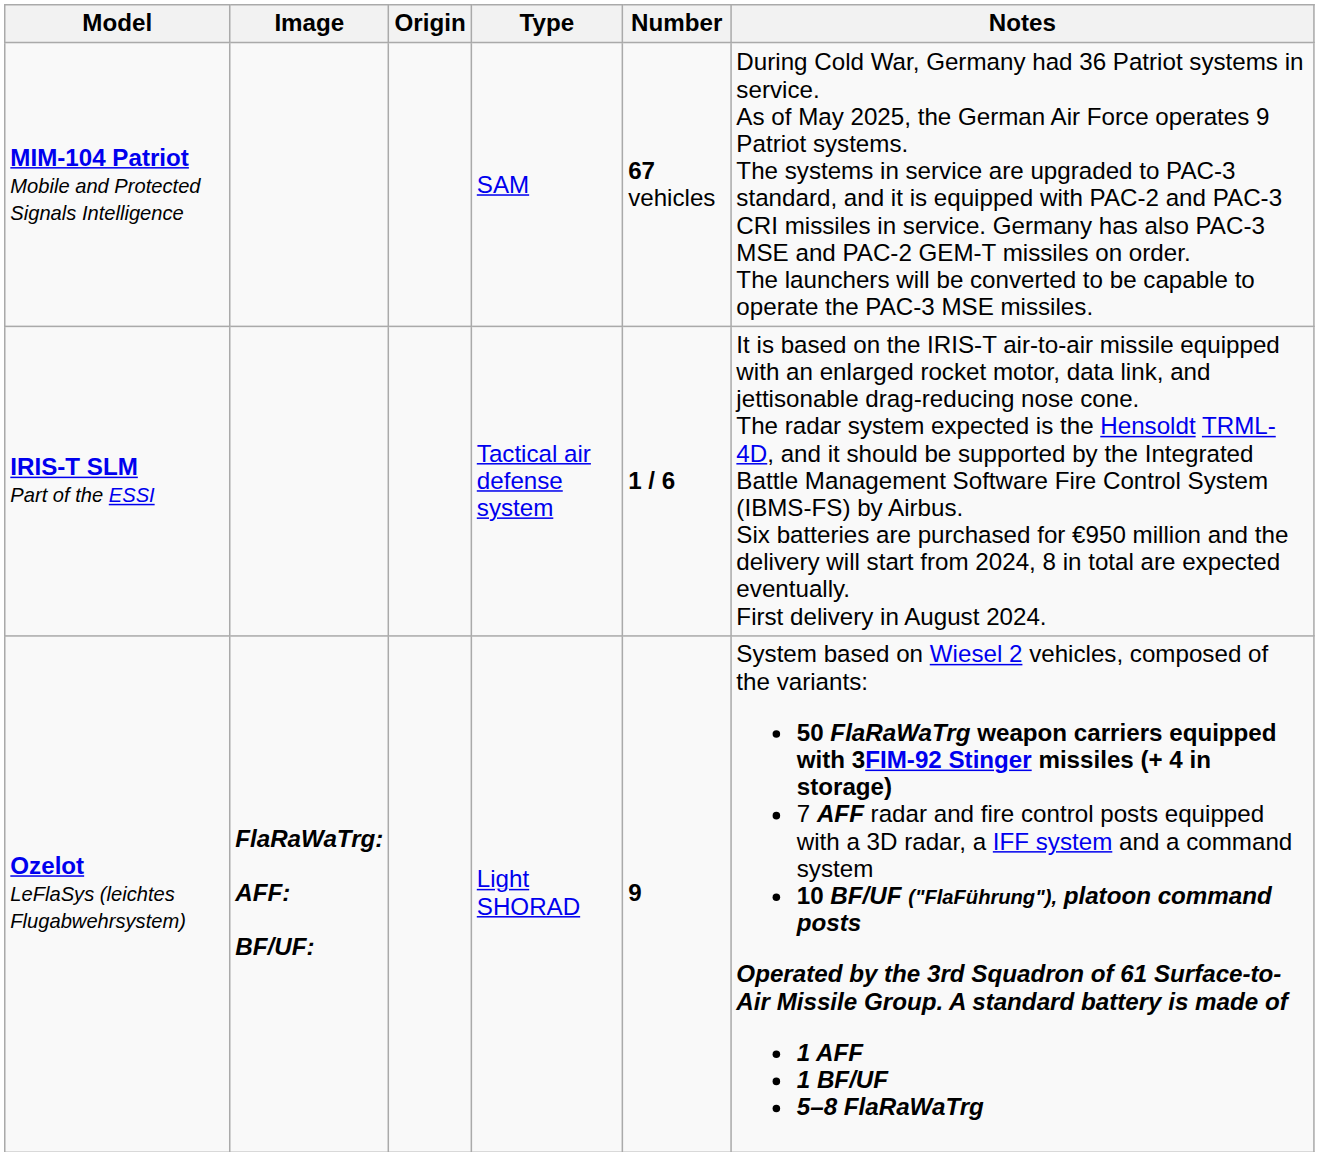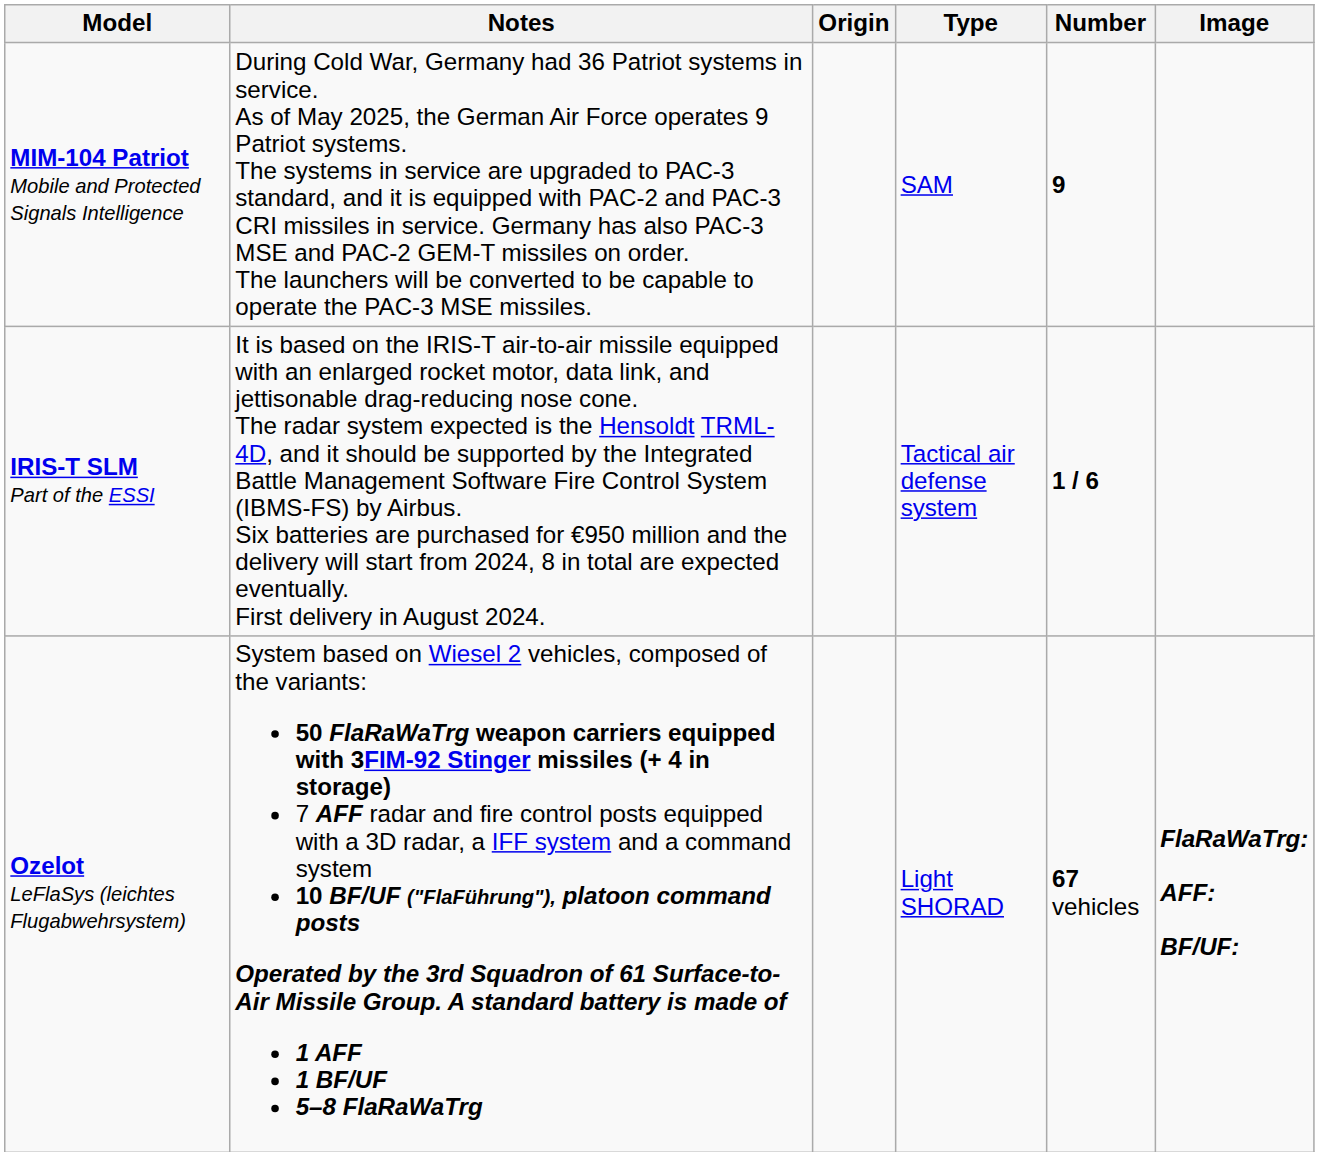columns swapped: (309, 23) <-> (1022, 23)
(672, 184) 67 vehicles -> (1059, 184) 9
(635, 893) 9 -> (1096, 893) 67 vehicles
